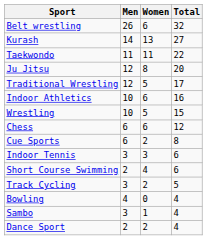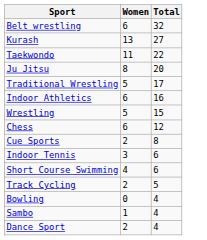- column: (130, 12)
